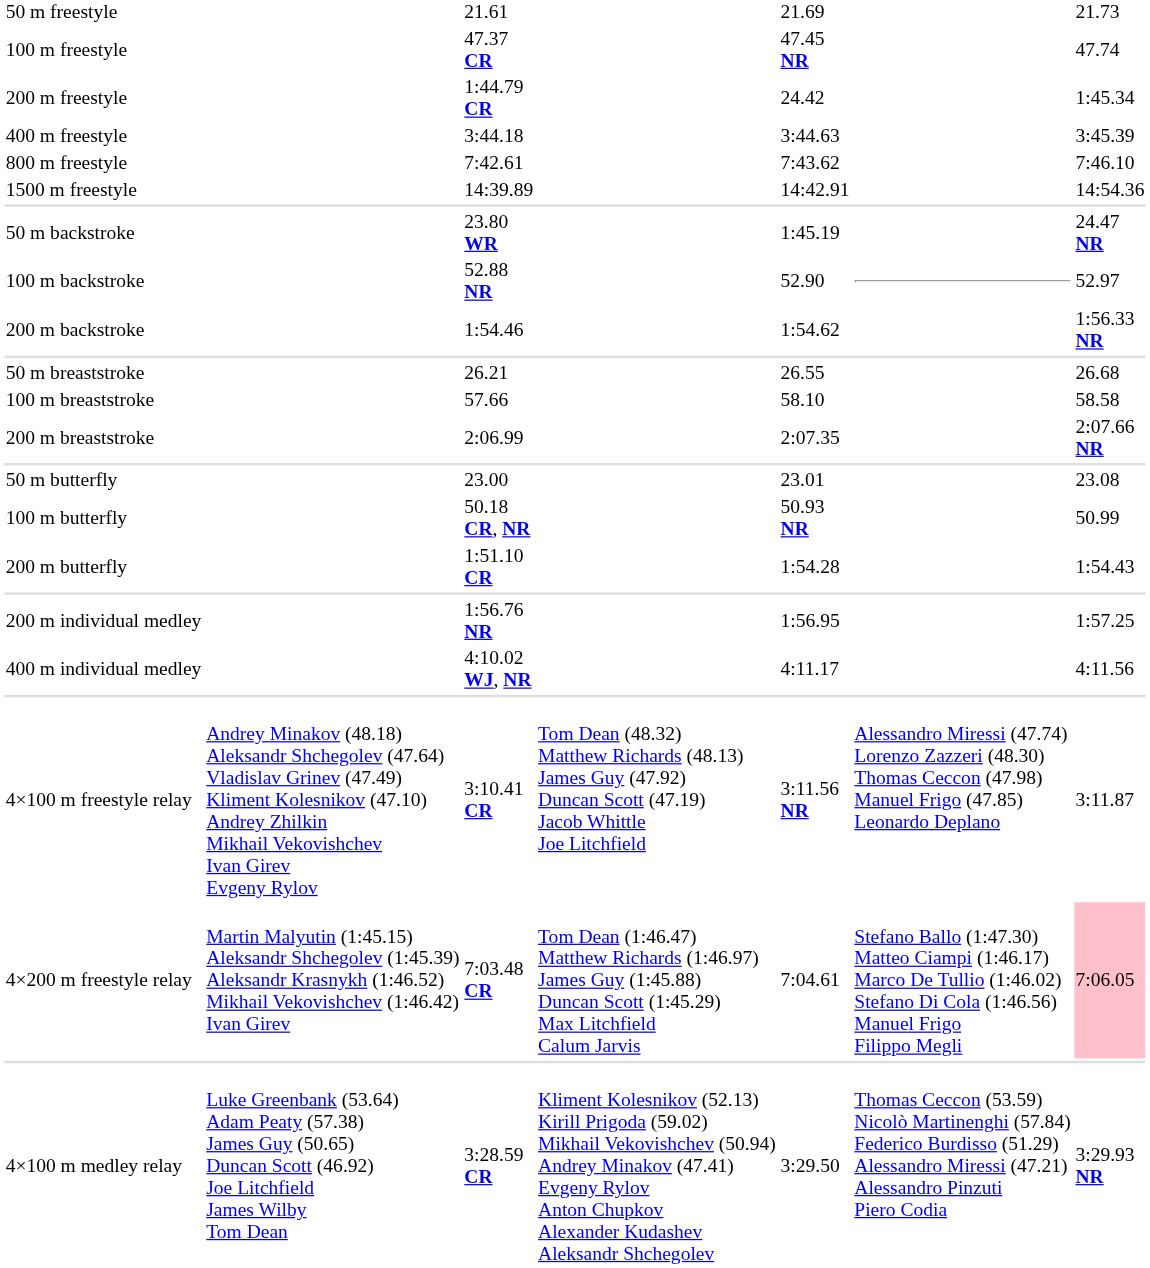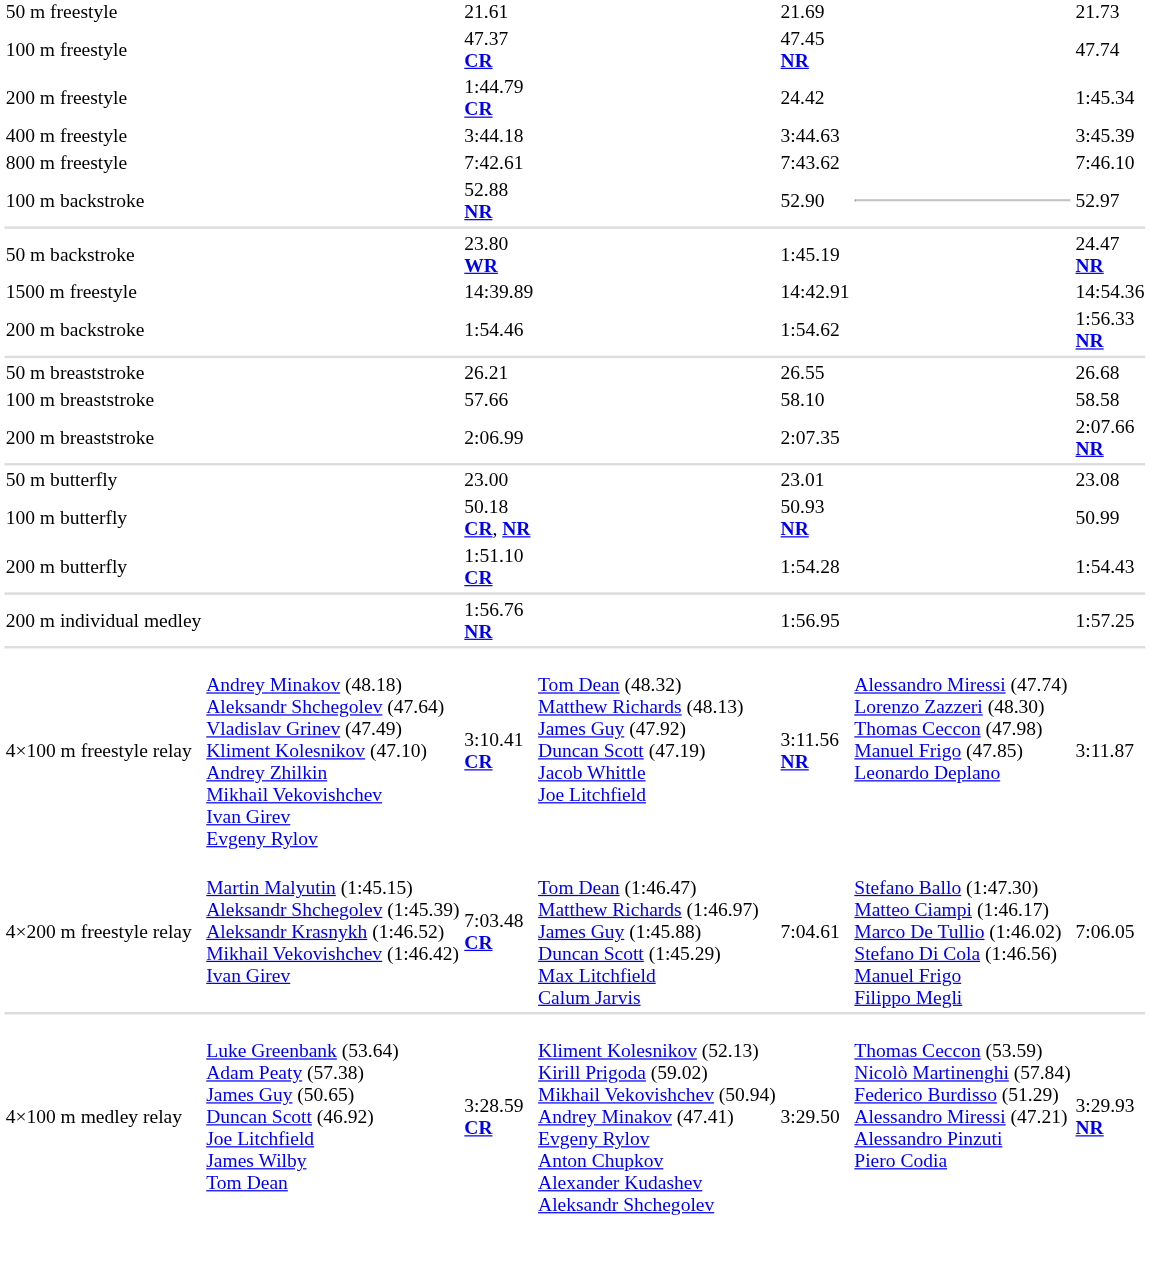rows swapped: (71, 189) <-> (75, 281)
- row: (104, 669)
(1105, 980) pink background -> (1105, 931) no background
